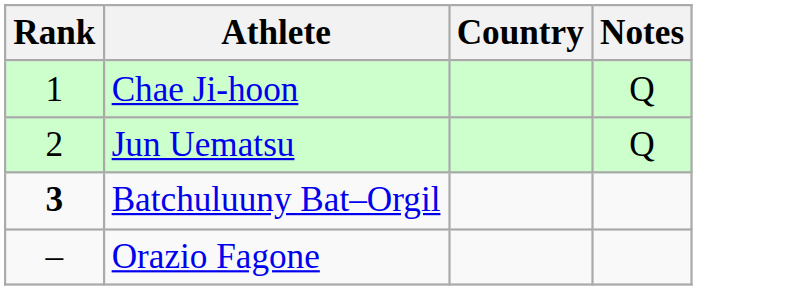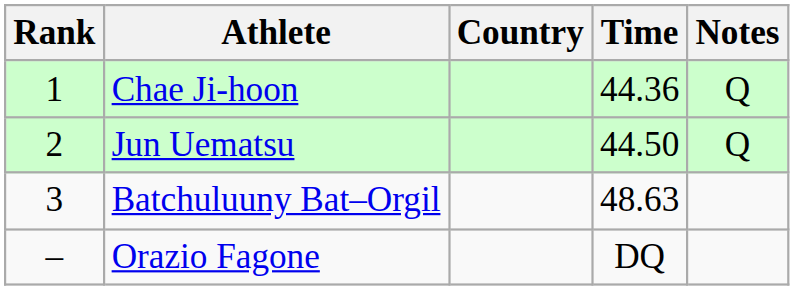+ column: (640, 32)
(54, 199) bold -> (54, 199) normal
